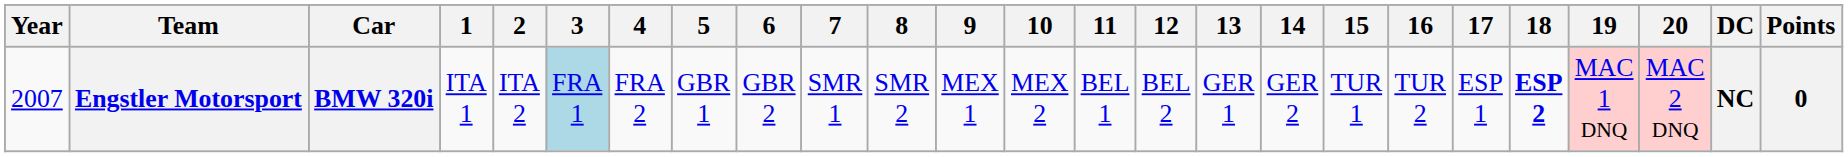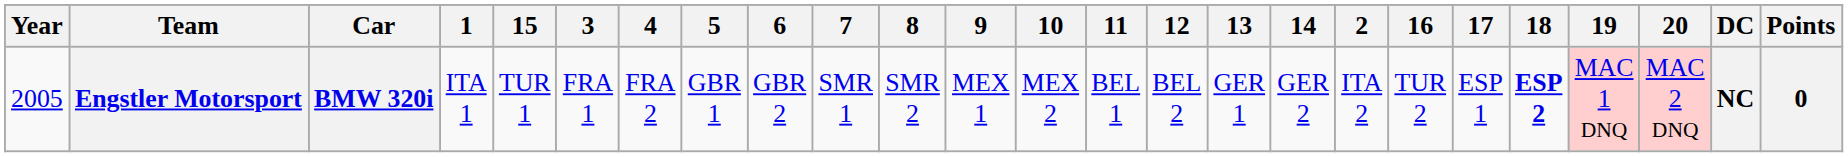columns swapped: (519, 25) <-> (1356, 25)
(37, 98) 2007 -> (37, 98) 2005
(577, 98) lightblue background -> (588, 98) no background
